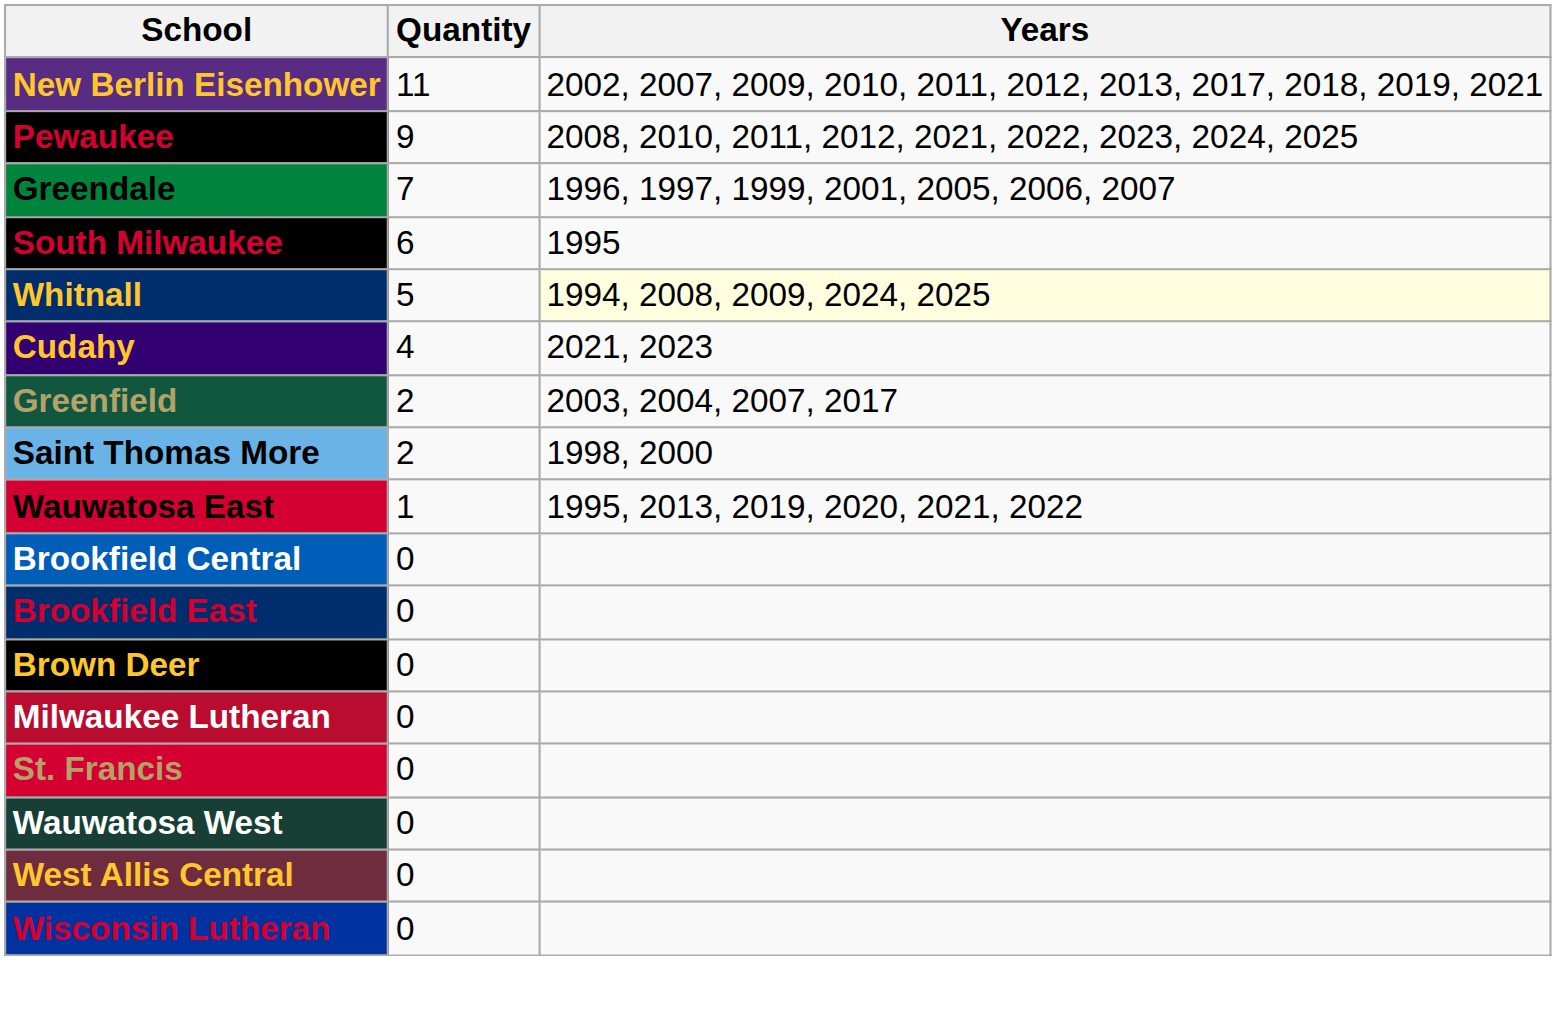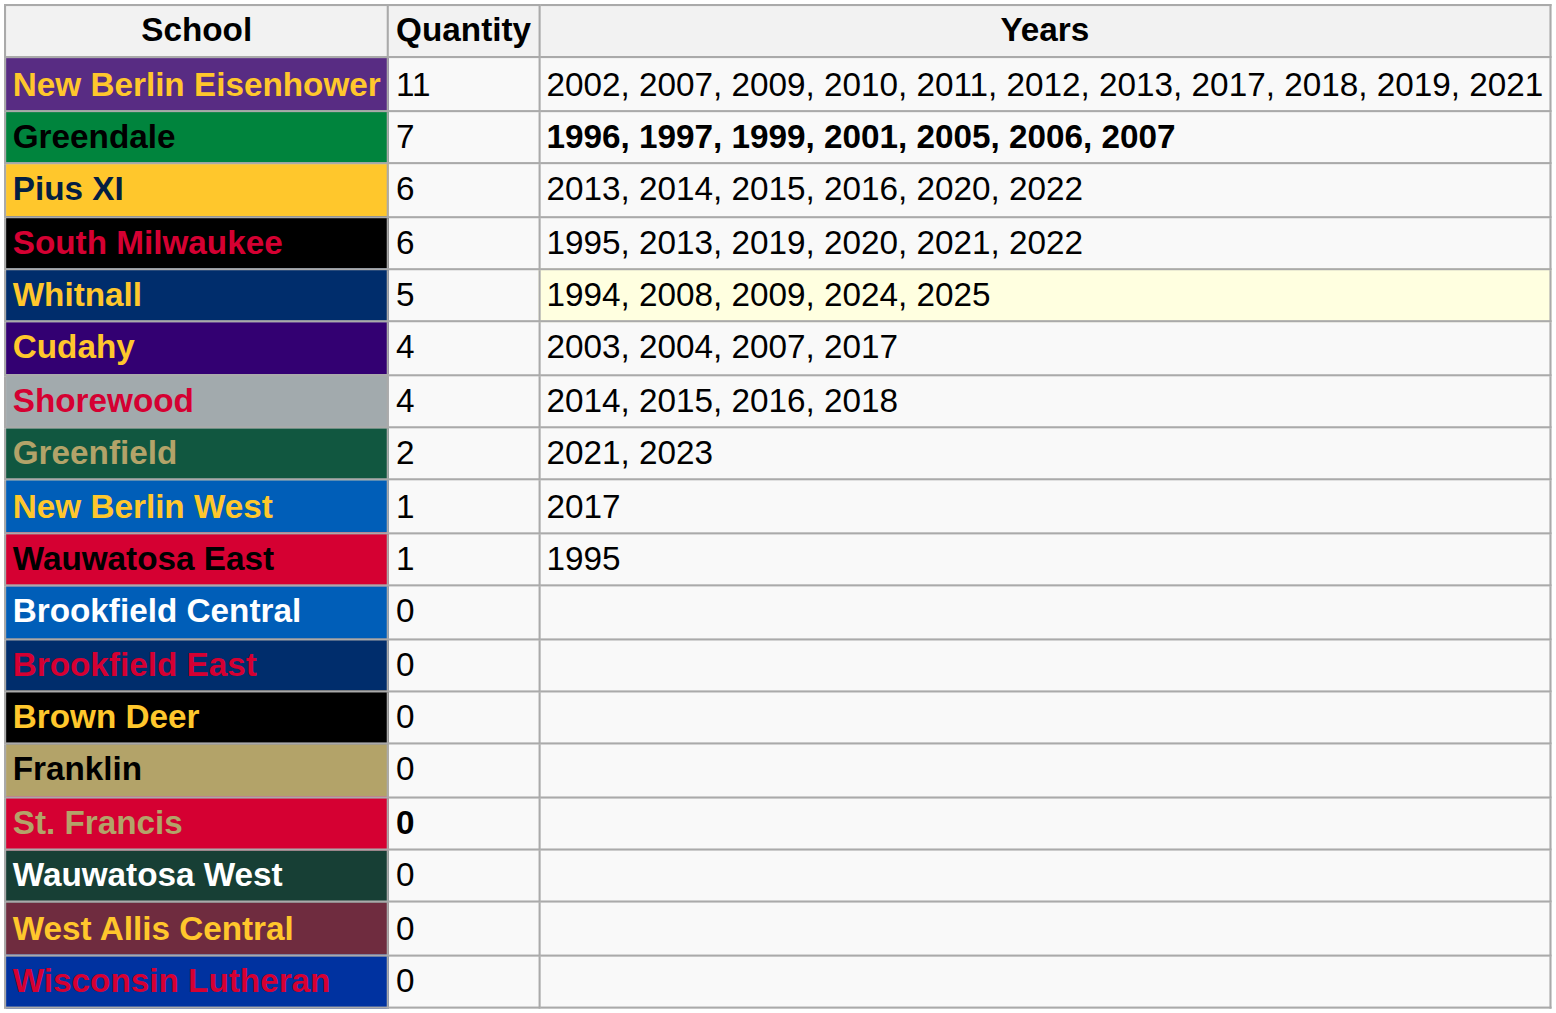- row: (93, 136)
(861, 189) normal -> (861, 136) bold
+ row: (68, 189)
(583, 242) 1995 -> (815, 242) 1995, 2013, 2019, 2020, 2021, 2022
(630, 347) 2021, 2023 -> (722, 347) 2003, 2004, 2007, 2017
+ row: (103, 400)
(722, 400) 2003, 2004, 2007, 2017 -> (630, 453) 2021, 2023
- row: (166, 453)
+ row: (143, 505)
(815, 505) 1995, 2013, 2019, 2020, 2021, 2022 -> (583, 558) 1995
+ row: (77, 769)
- row: (172, 717)
(405, 769) normal -> (405, 822) bold
